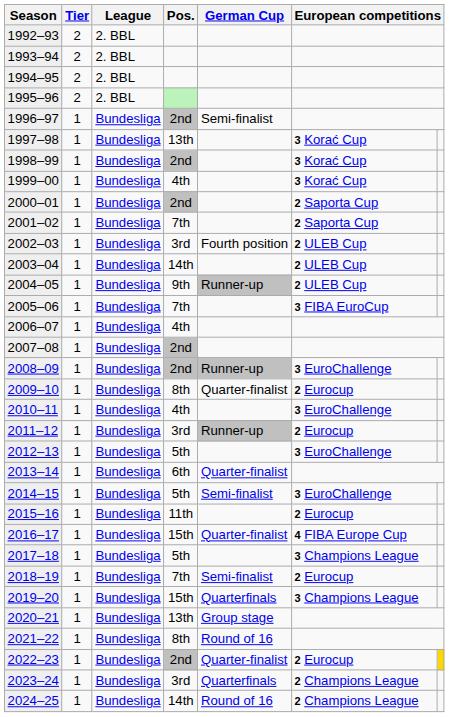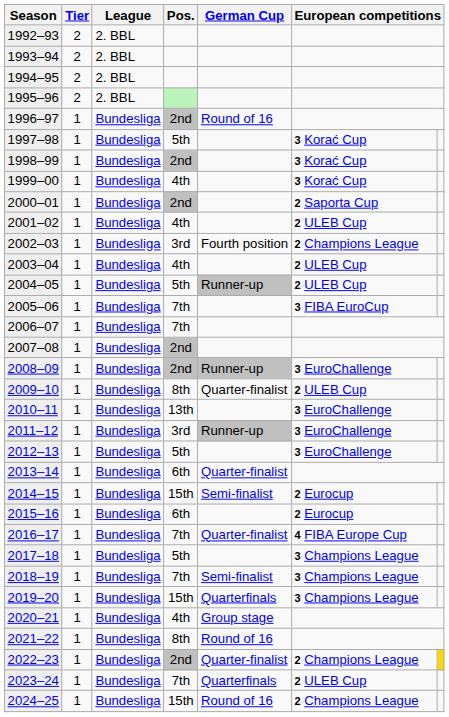(237, 118) Semi-finalist -> (237, 118) Round of 16
(181, 139) 13th -> (181, 139) 5th
(181, 222) 7th -> (181, 222) 4th
(336, 222) 2 Saporta Cup -> (330, 222) 2 ULEB Cup
(330, 243) 2 ULEB Cup -> (357, 243) 2 Champions League
(181, 264) 14th -> (181, 264) 4th
(181, 285) 9th -> (181, 285) 5th
(181, 326) 4th -> (181, 326) 7th
(324, 389) 2 Eurocup -> (330, 389) 2 ULEB Cup
(181, 410) 4th -> (181, 410) 13th
(324, 430) 2 Eurocup -> (343, 430) 3 EuroChallenge
(181, 493) 5th -> (181, 493) 15th
(343, 493) 3 EuroChallenge -> (324, 493) 2 Eurocup
(181, 514) 11th -> (181, 514) 6th
(181, 534) 15th -> (181, 534) 7th
(324, 576) 2 Eurocup -> (357, 576) 3 Champions League
(181, 618) 13th -> (181, 618) 4th
(324, 659) 2 Eurocup -> (357, 659) 2 Champions League
(181, 680) 3rd -> (181, 680) 7th
(357, 680) 2 Champions League -> (330, 680) 2 ULEB Cup
(181, 701) 14th -> (181, 701) 15th
